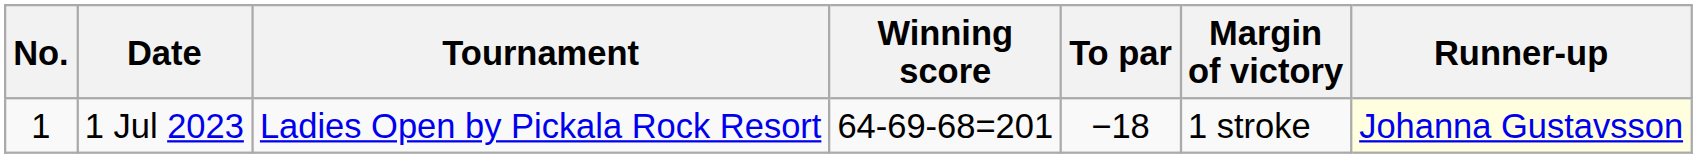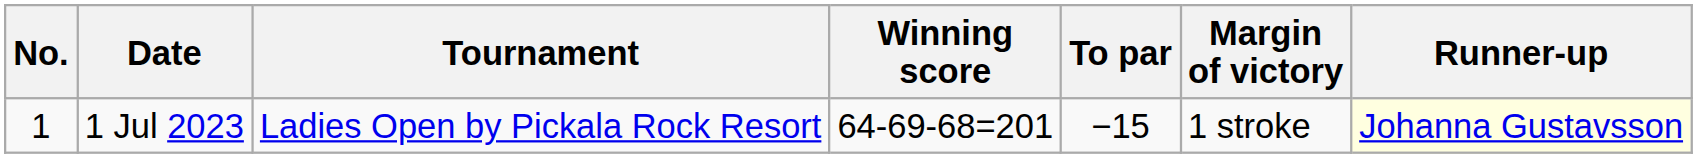(1121, 126) −18 -> (1121, 126) −15
